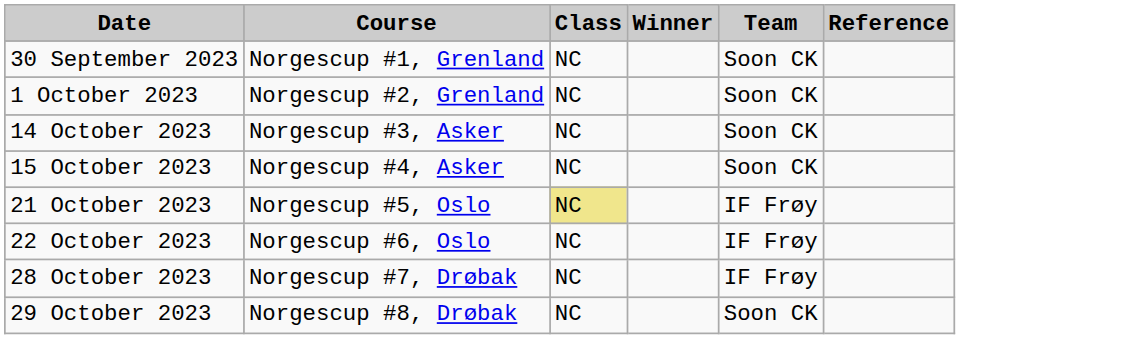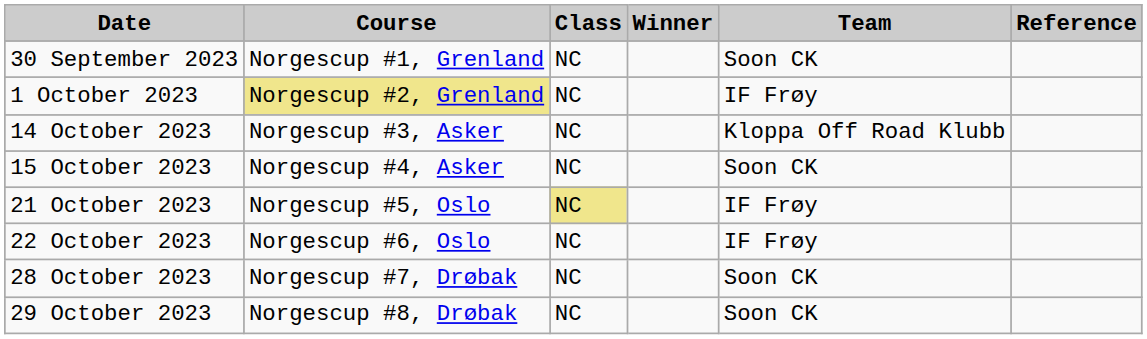(397, 96) no background -> (397, 96) khaki background
(771, 96) Soon CK -> (771, 96) IF Frøy
(771, 132) Soon CK -> (865, 132) Kloppa Off Road Klubb
(771, 278) IF Frøy -> (771, 278) Soon CK
